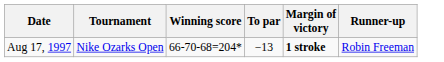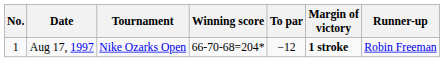+ column: (16, 21)
(264, 47) −13 -> (286, 47) −12
